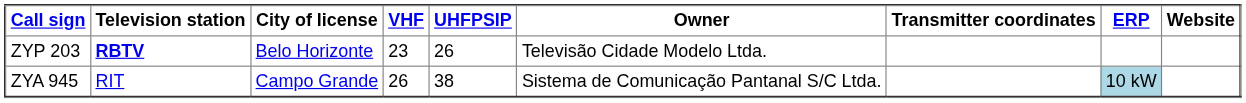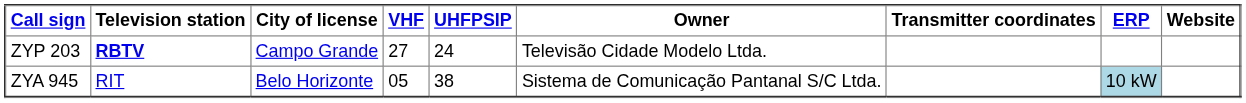(314, 50) Belo Horizonte -> (317, 50) Campo Grande
(398, 50) 23 -> (398, 50) 27
(444, 50) 26 -> (444, 50) 24
(317, 81) Campo Grande -> (314, 81) Belo Horizonte
(398, 81) 26 -> (398, 81) 05
